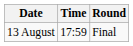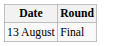- column: (73, 13)
